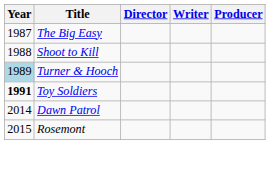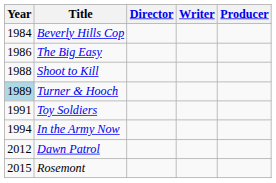+ row: (81, 33)
(19, 33) 1987 -> (19, 52) 1986
(19, 91) bold -> (19, 110) normal
+ row: (78, 129)
(19, 110) 2014 -> (19, 149) 2012
